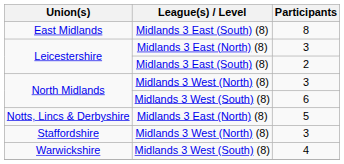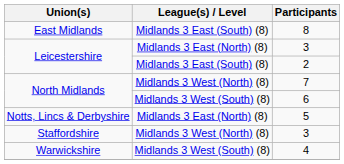(306, 82) 3 -> (306, 82) 7
